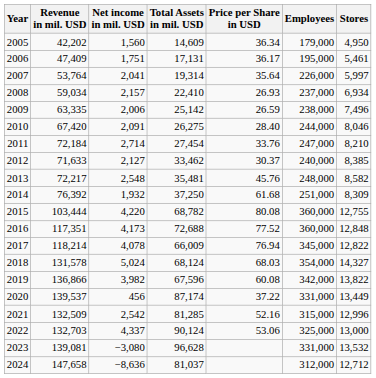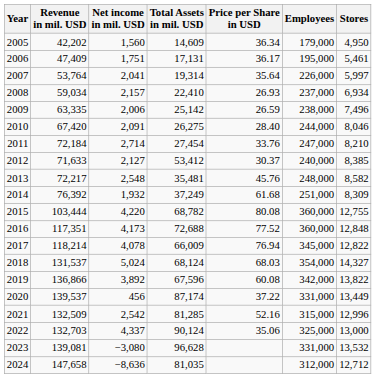(189, 161) 33,462 -> (189, 161) 53,412
(189, 195) 37,250 -> (189, 195) 37,249
(69, 263) 131,578 -> (69, 263) 131,537
(133, 280) 3,982 -> (133, 280) 3,892
(268, 331) 53.06 -> (268, 331) 35.06
(189, 365) 81,037 -> (189, 365) 81,035
